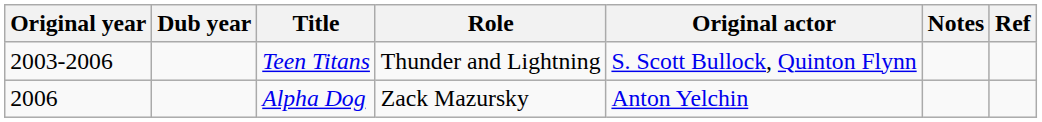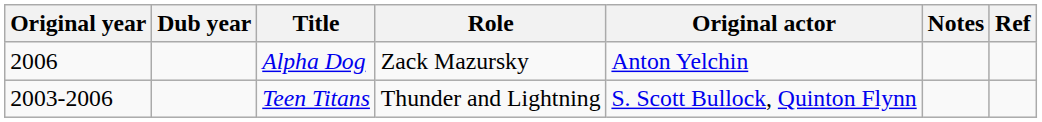rows swapped: (316, 60) <-> (314, 98)
